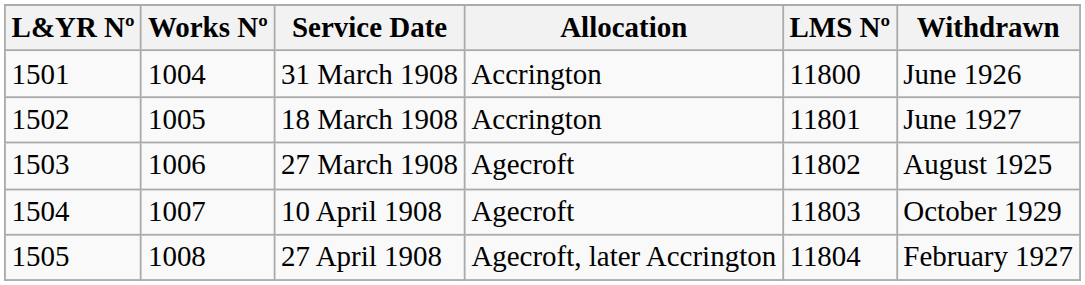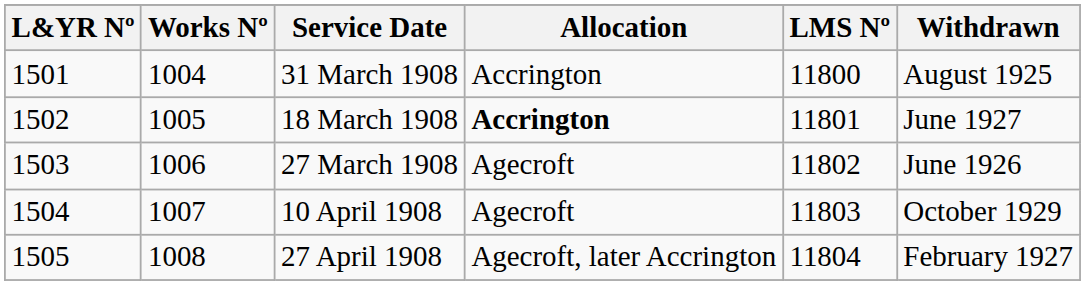(962, 73) June 1926 -> (978, 73) August 1925
(537, 119) normal -> (541, 119) bold
(978, 165) August 1925 -> (962, 165) June 1926
